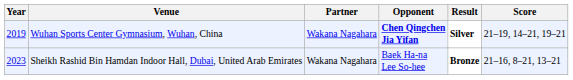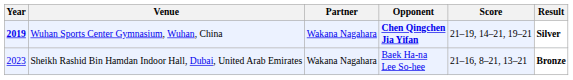columns swapped: (525, 12) <-> (465, 12)
(16, 34) normal -> (16, 34) bold
